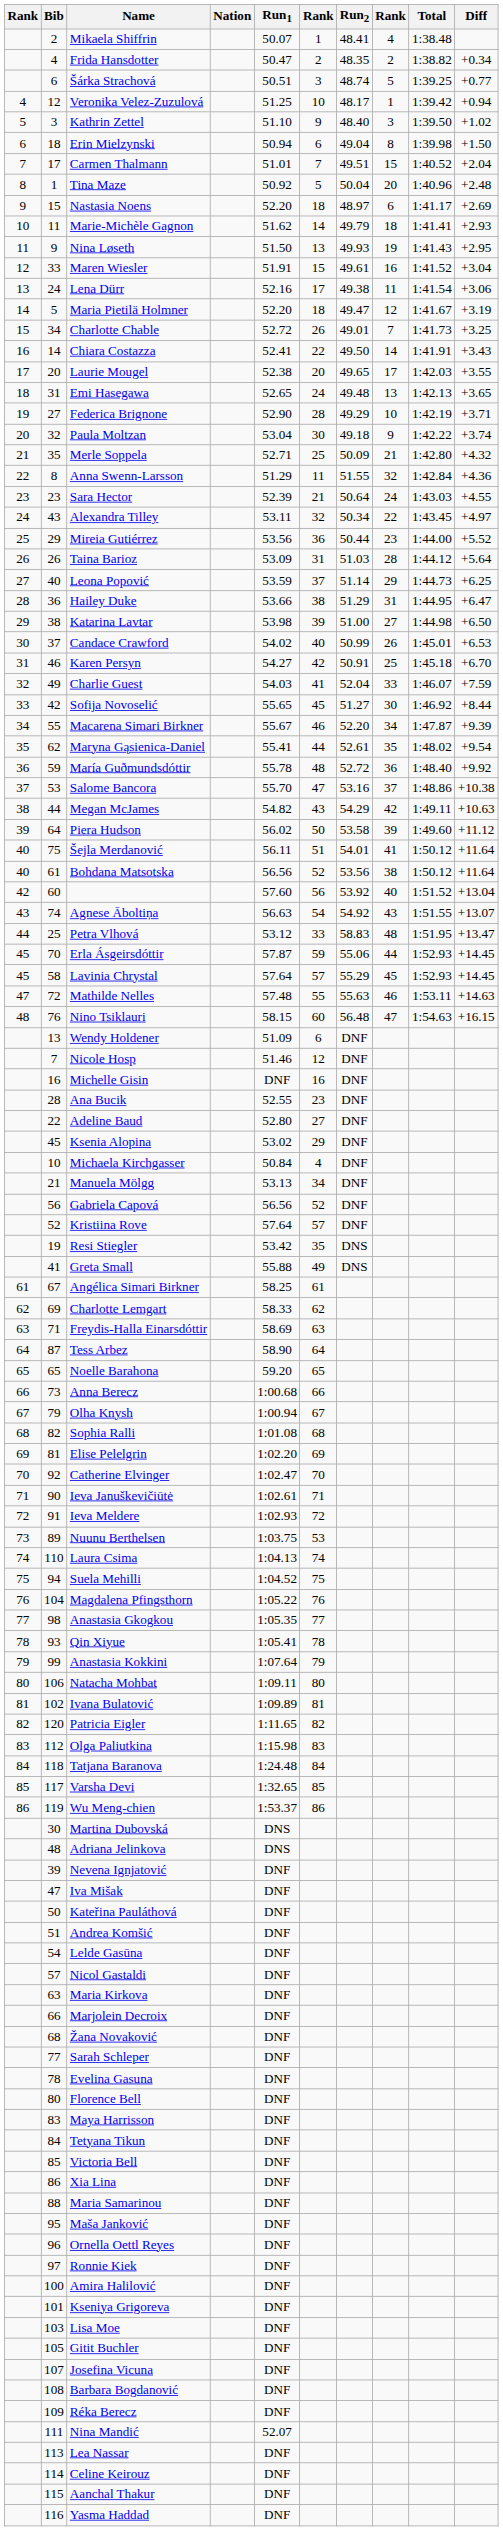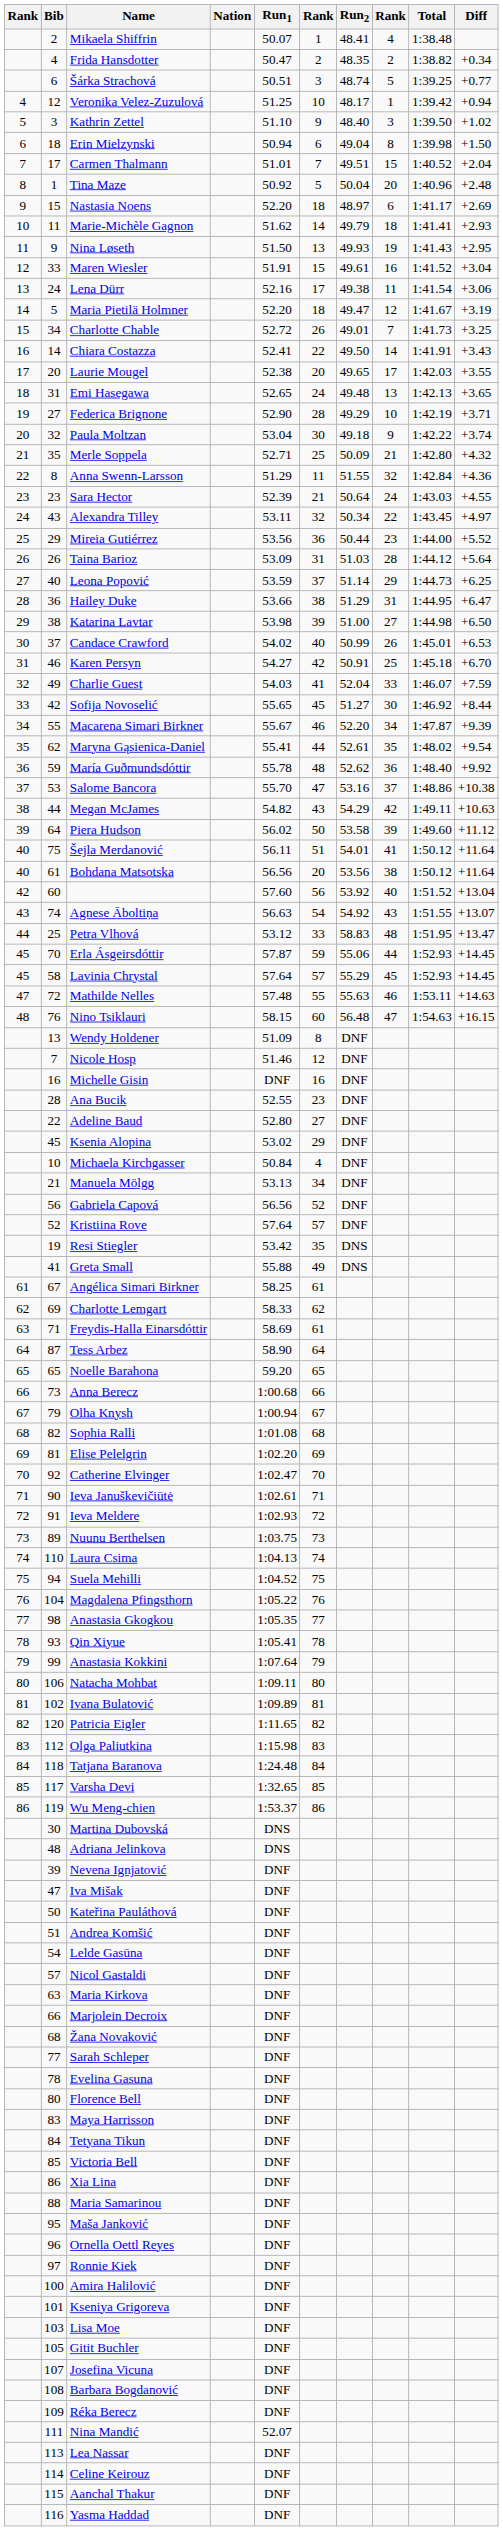(354, 767) 52.72 -> (354, 767) 52.62
(318, 871) 52 -> (318, 871) 20
(318, 1037) 6 -> (318, 1037) 8
(318, 1329) 63 -> (318, 1329) 61
(318, 1537) 53 -> (318, 1537) 73
